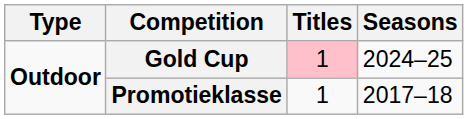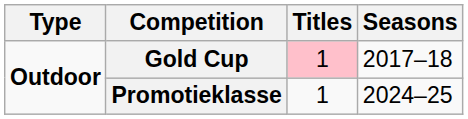(408, 59) 2024–25 -> (408, 59) 2017–18
(408, 95) 2017–18 -> (408, 95) 2024–25
